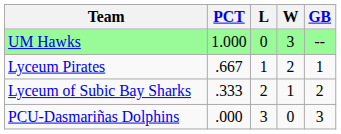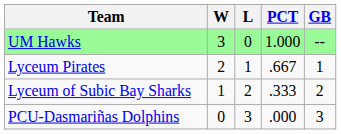columns swapped: (290, 16) <-> (229, 16)
